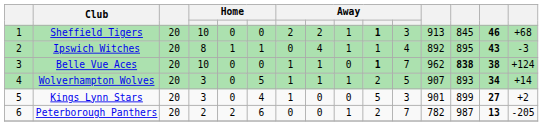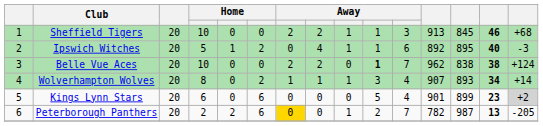(378, 33) bold -> (378, 33) normal
(203, 49) 8 -> (203, 49) 5
(261, 49) 1 -> (261, 49) 2
(407, 49) 4 -> (407, 49) 6
(494, 49) 43 -> (494, 49) 40
(291, 65) 1 -> (291, 65) 2
(320, 65) 1 -> (320, 65) 2
(465, 65) bold -> (465, 65) normal
(203, 81) 3 -> (203, 81) 8
(261, 81) 5 -> (261, 81) 2
(378, 81) 2 -> (378, 81) 3
(407, 81) 5 -> (407, 81) 4
(203, 97) 3 -> (203, 97) 6
(261, 97) 4 -> (261, 97) 6
(291, 97) 1 -> (291, 97) 0
(407, 97) 3 -> (407, 97) 4
(494, 97) 27 -> (494, 97) 23
(523, 97) no background -> (523, 97) lightgrey background
(291, 113) no background -> (291, 113) gold background
